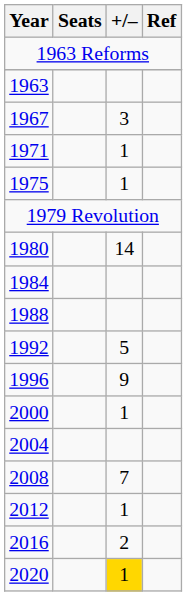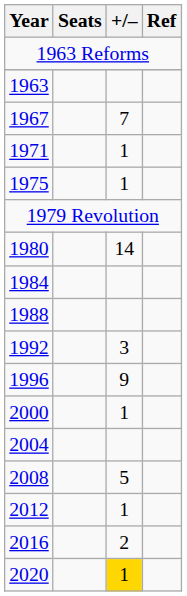(124, 118) 3 -> (124, 118) 7
(124, 346) 5 -> (124, 346) 3
(124, 477) 7 -> (124, 477) 5
